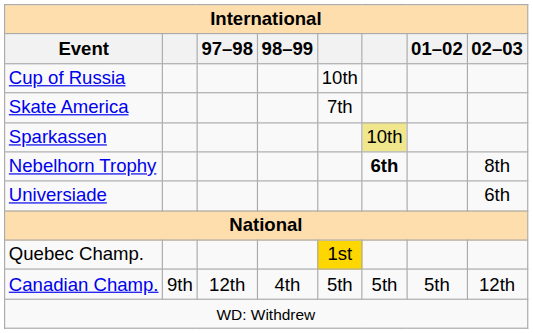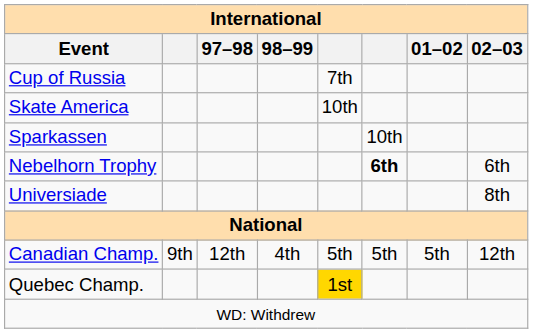(340, 78) 10th -> (340, 78) 7th
(340, 107) 7th -> (340, 107) 10th
(384, 136) khaki background -> (384, 136) no background
(497, 166) 8th -> (497, 166) 6th
(497, 195) 6th -> (497, 195) 8th
rows swapped: (84, 284) <-> (76, 254)
